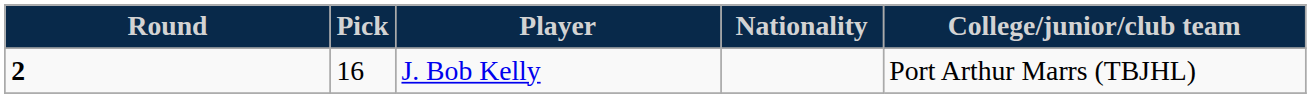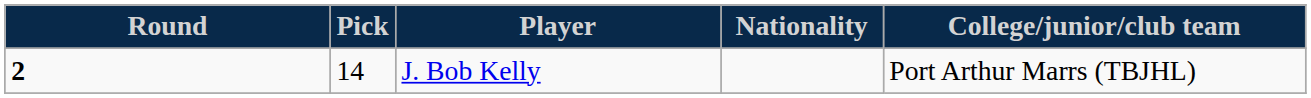(350, 70) 16 -> (350, 70) 14
